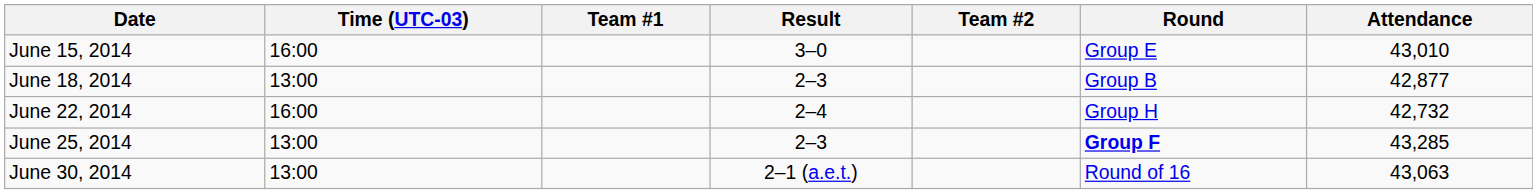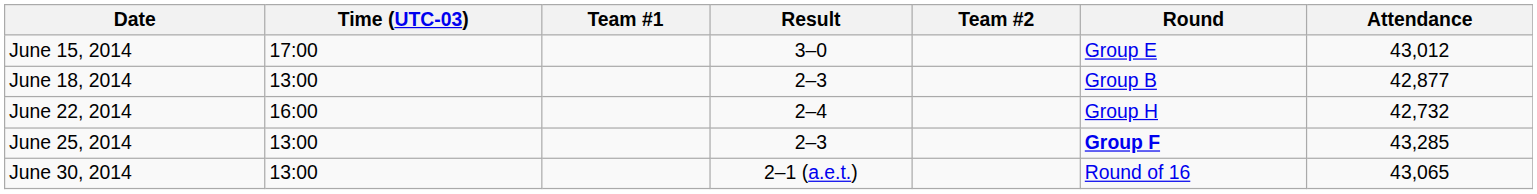(294, 50) 16:00 -> (294, 50) 17:00
(1420, 50) 43,010 -> (1420, 50) 43,012
(1420, 173) 43,063 -> (1420, 173) 43,065
